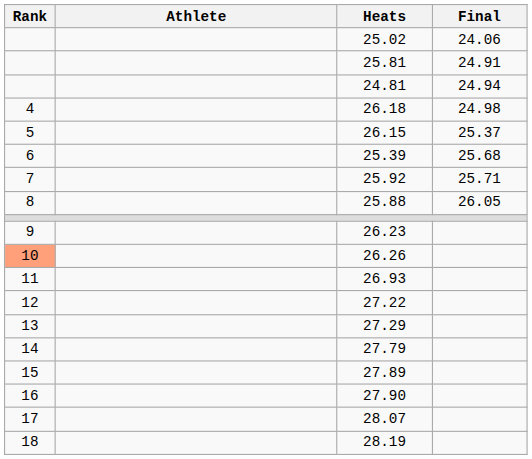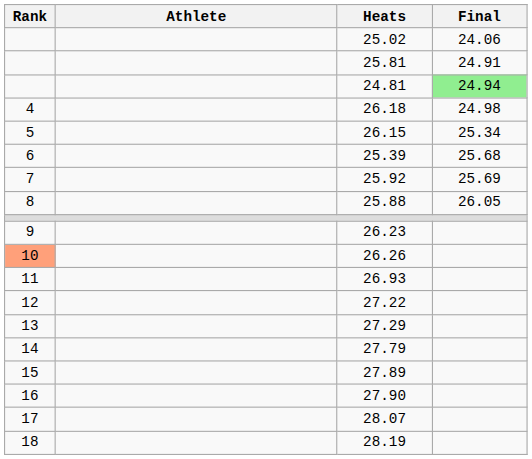(479, 86) no background -> (479, 86) lightgreen background
(479, 133) 25.37 -> (479, 133) 25.34
(479, 179) 25.71 -> (479, 179) 25.69
